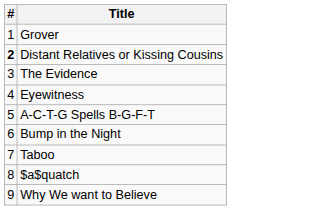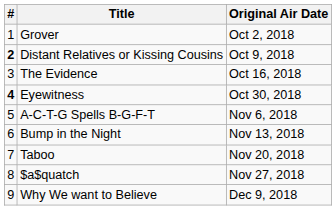+ column: (279, 14)
(11, 94) normal -> (11, 94) bold
